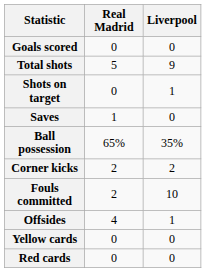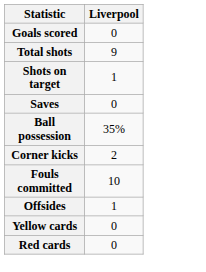- column: (114, 20)
